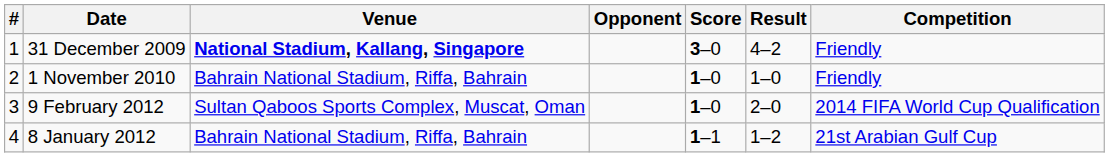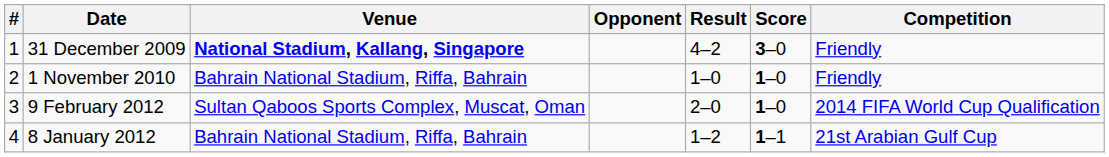columns swapped: (716, 19) <-> (778, 19)
